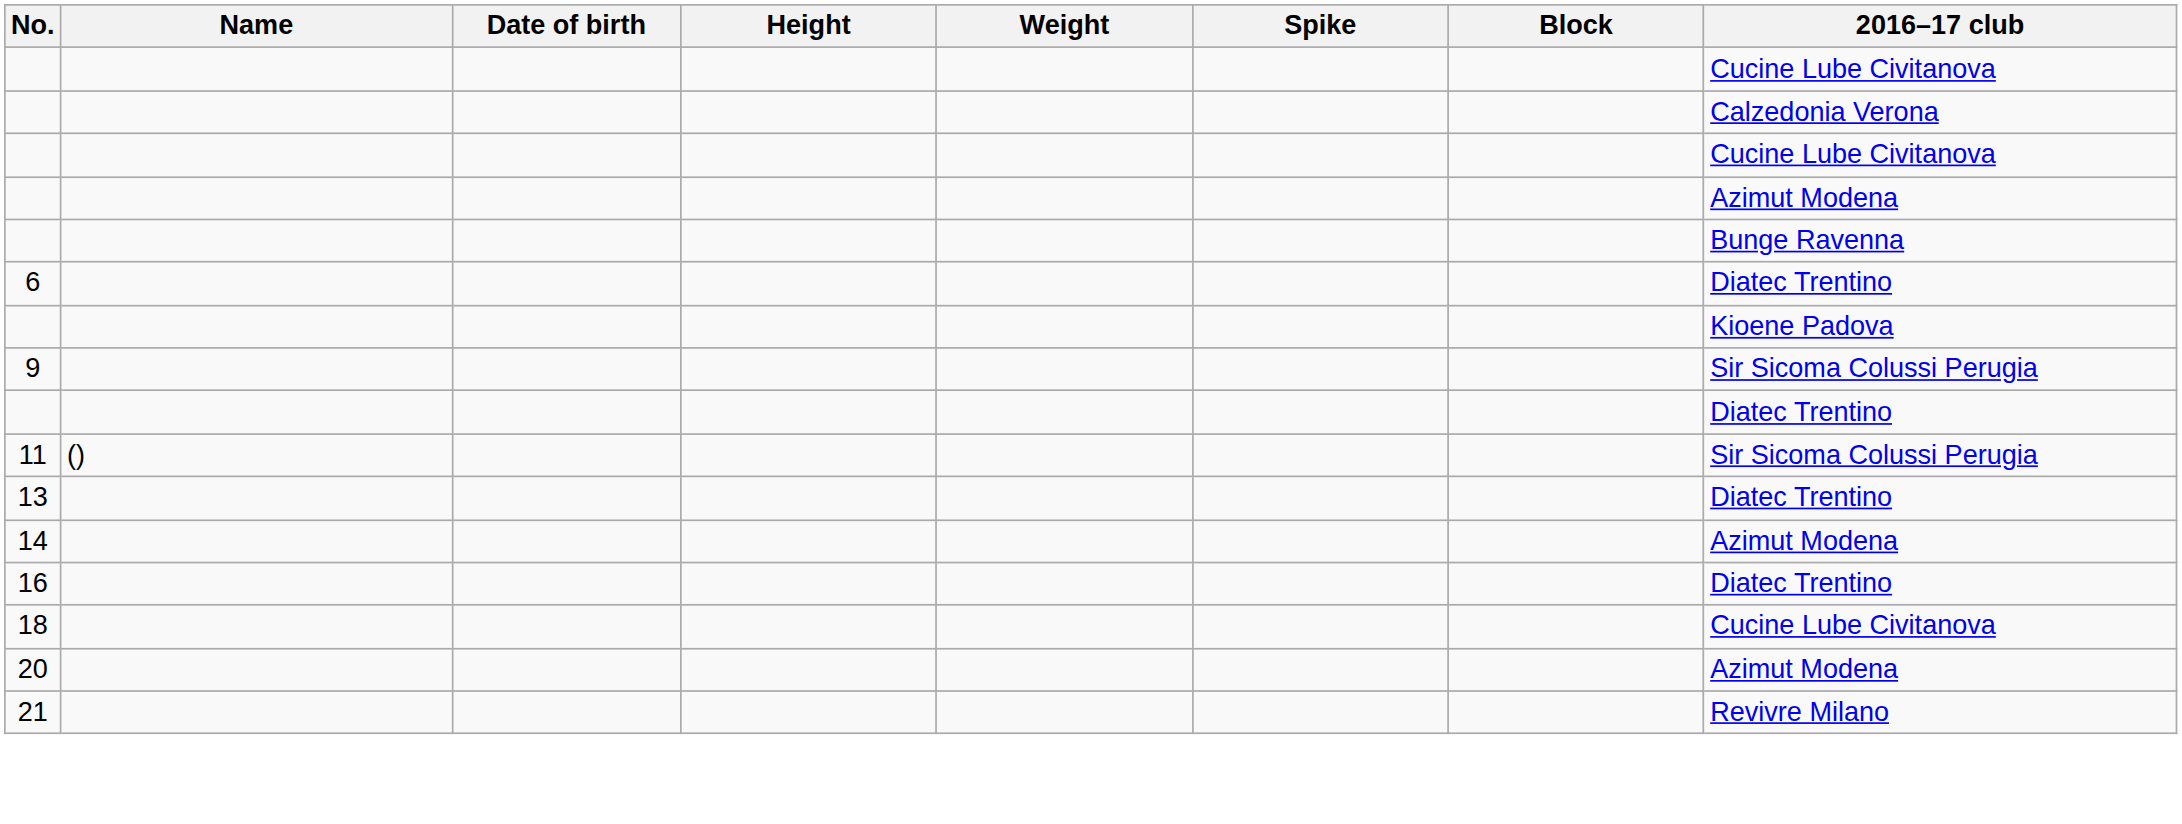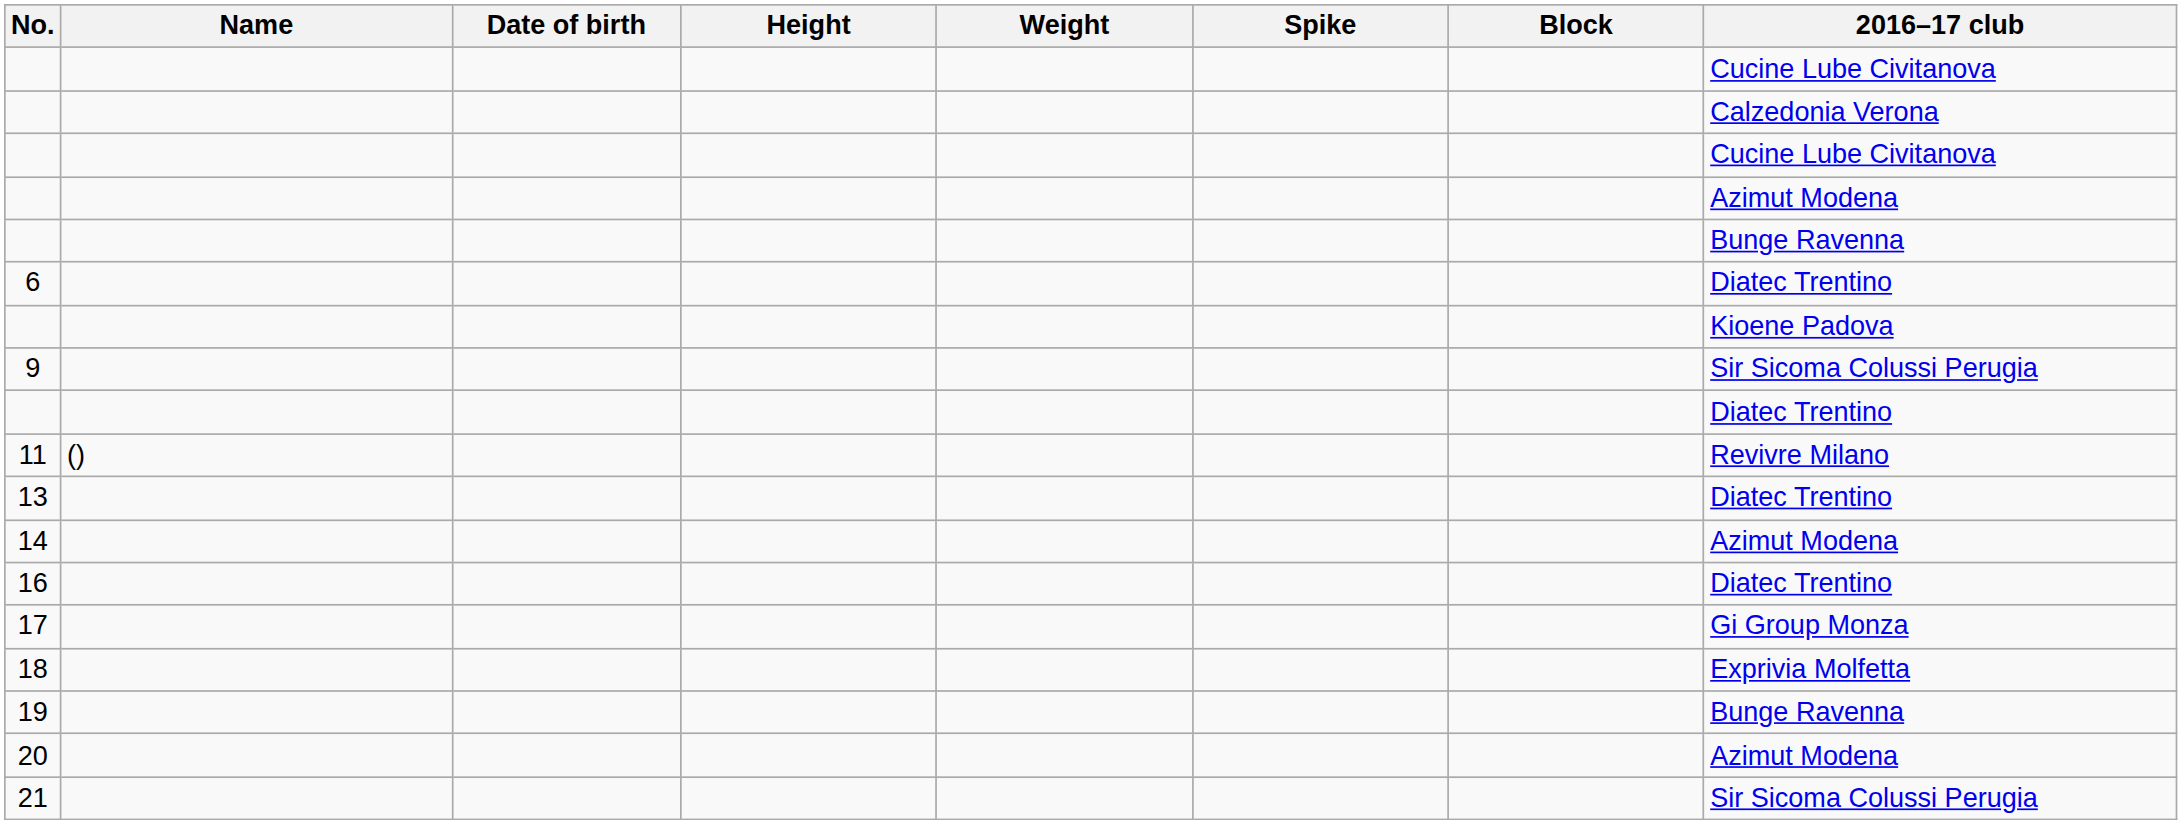(1874, 454) Sir Sicoma Colussi Perugia -> (1800, 454) Revivre Milano
+ row: (33, 626)
(1853, 626) Cucine Lube Civitanova -> (1810, 669) Exprivia Molfetta
+ row: (33, 712)
(1800, 712) Revivre Milano -> (1874, 797) Sir Sicoma Colussi Perugia
